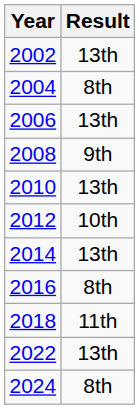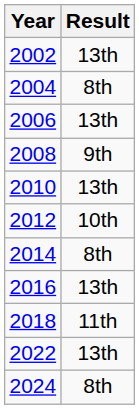(98, 253) 13th -> (98, 253) 8th
(98, 287) 8th -> (98, 287) 13th
